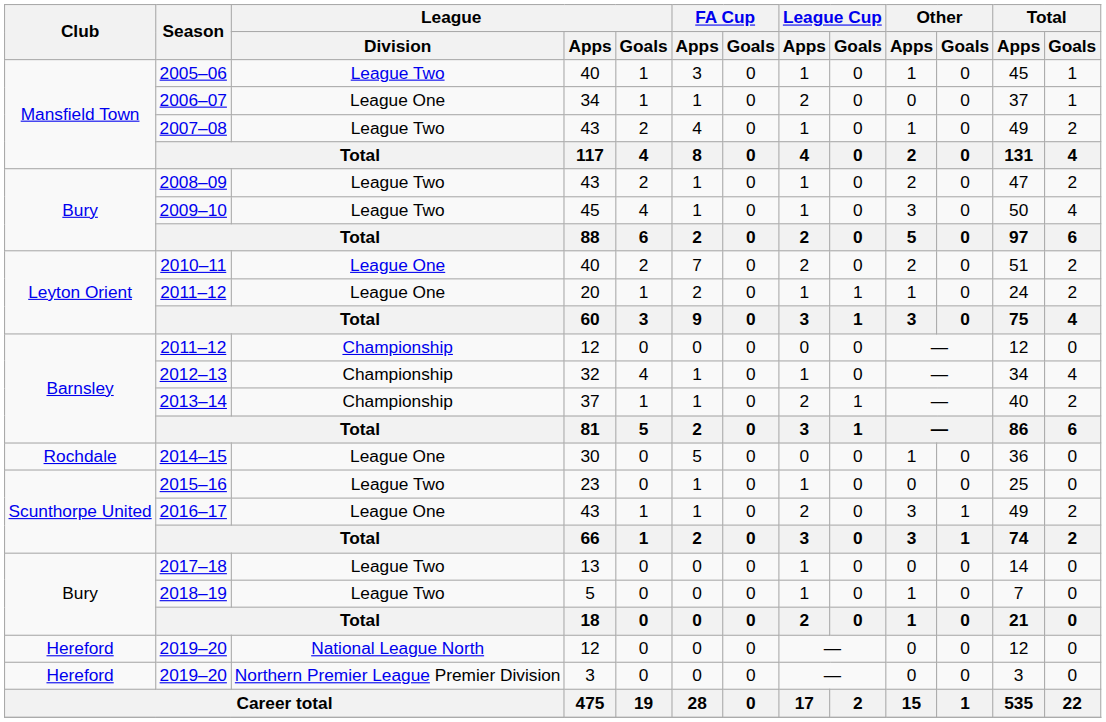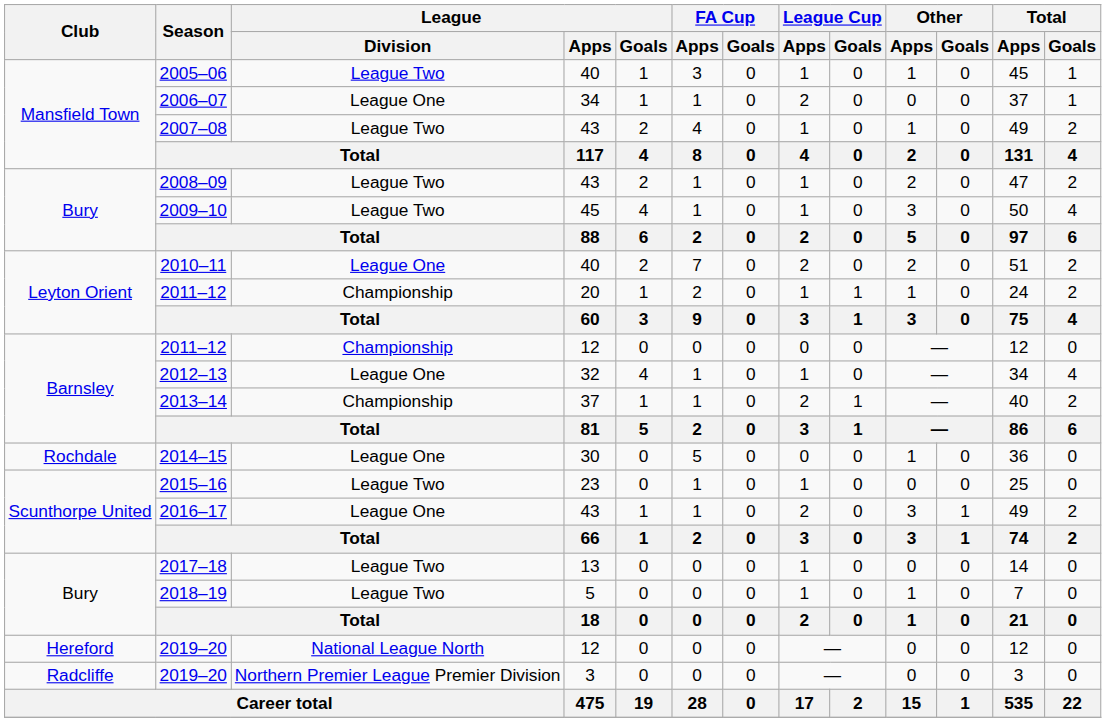(398, 292) League One -> (398, 292) Championship
(398, 374) Championship -> (398, 374) League One
(80, 675) Hereford -> (80, 675) Radcliffe
